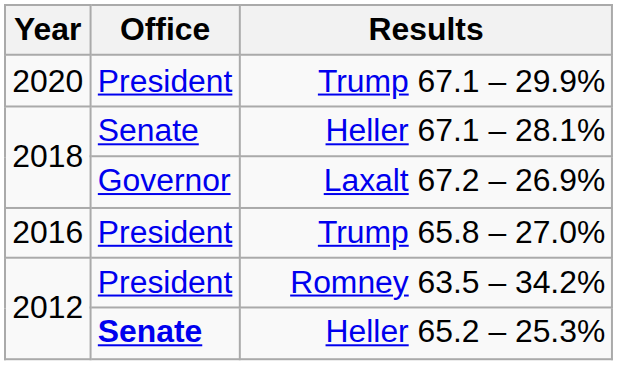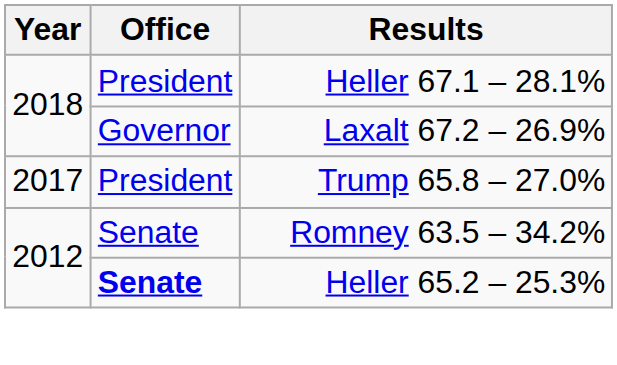- row: (462, 80)
(148, 130) Senate -> (165, 80) President
(48, 231) 2016 -> (48, 181) 2017
(165, 282) President -> (148, 231) Senate
